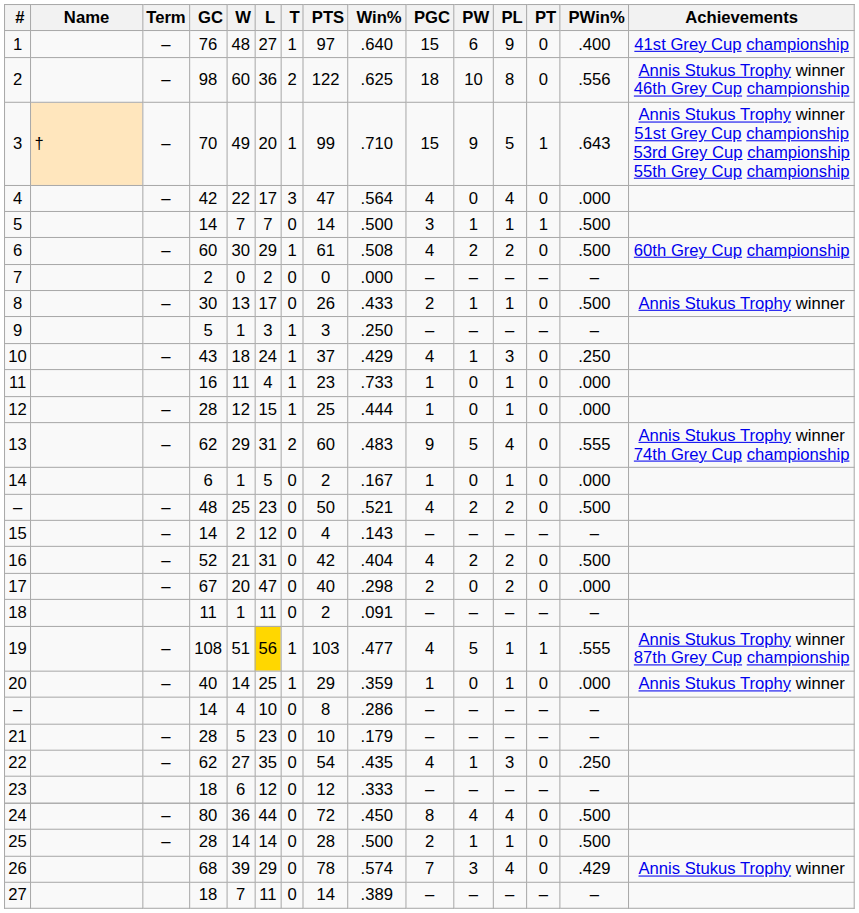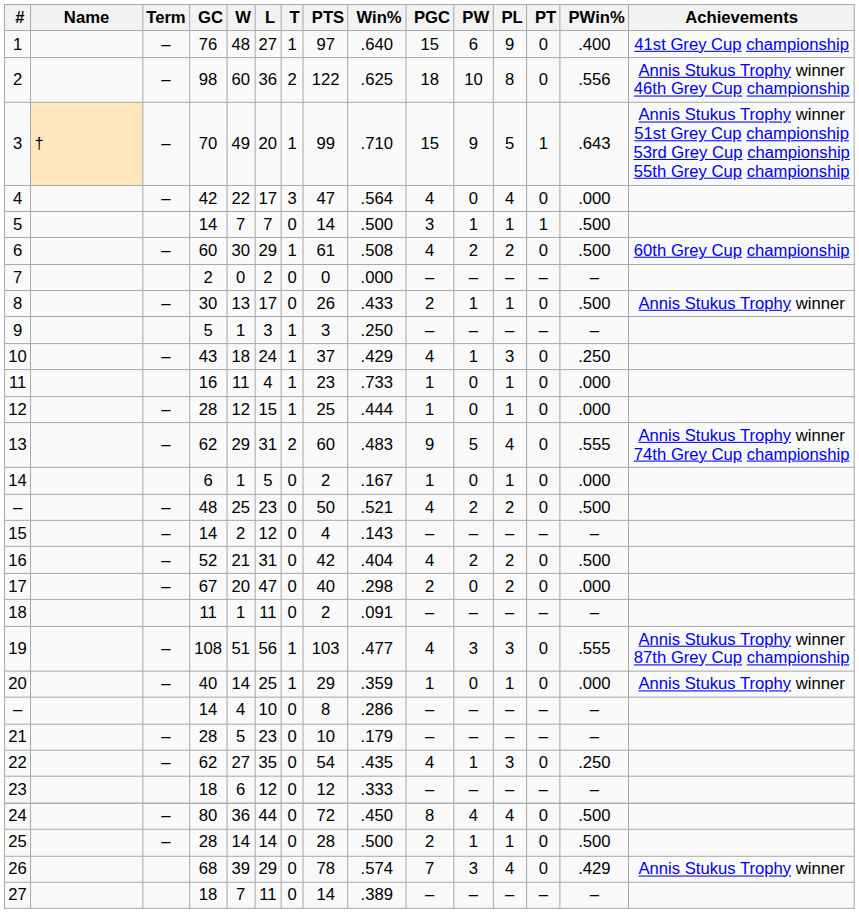(268, 648) gold background -> (268, 648) no background
(473, 648) 5 -> (473, 648) 3
(510, 648) 1 -> (510, 648) 3
(543, 648) 1 -> (543, 648) 0
